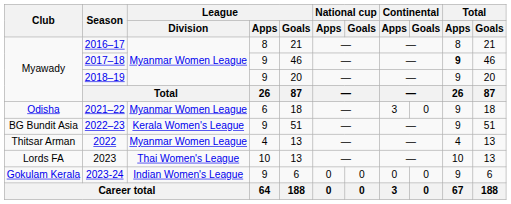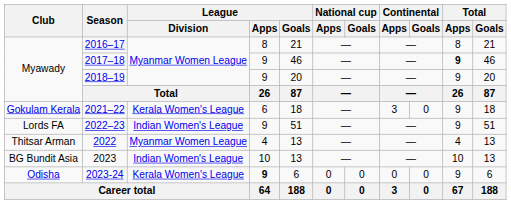(43, 110) Odisha -> (43, 110) Gokulam Kerala
(188, 110) Myanmar Women League -> (188, 110) Kerala Women's League
(43, 126) BG Bundit Asia -> (43, 126) Lords FA
(188, 126) Kerala Women's League -> (188, 126) Indian Women's League
(43, 158) Lords FA -> (43, 158) BG Bundit Asia
(188, 158) Thai Women's League -> (188, 158) Indian Women's League
(43, 175) Gokulam Kerala -> (43, 175) Odisha
(188, 175) Indian Women's League -> (188, 175) Kerala Women's League
(265, 175) normal -> (265, 175) bold
